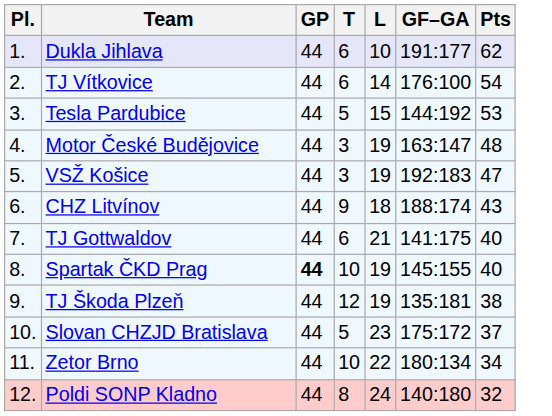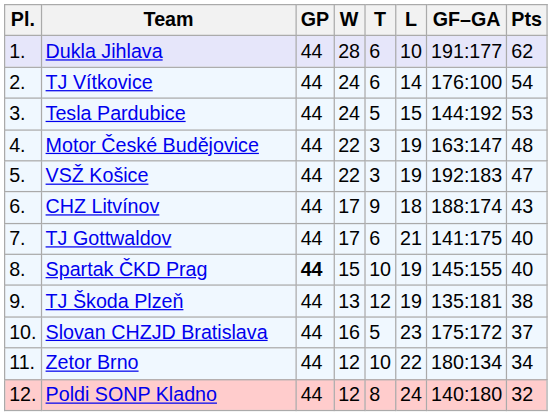+ column: (349, 20)
